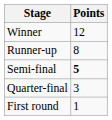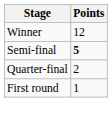- row: (32, 50)
(76, 87) 3 -> (76, 69) 2
